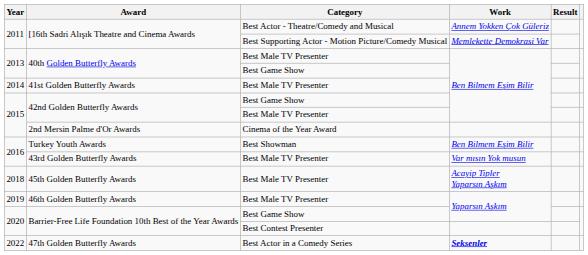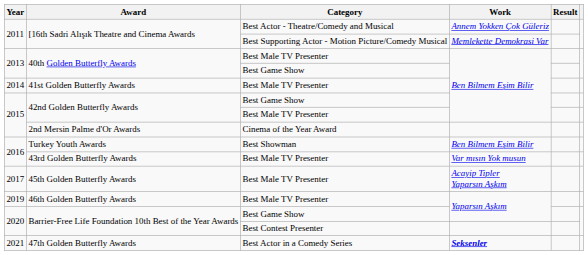(15, 179) 2018 -> (15, 179) 2017
(15, 243) 2022 -> (15, 243) 2021
